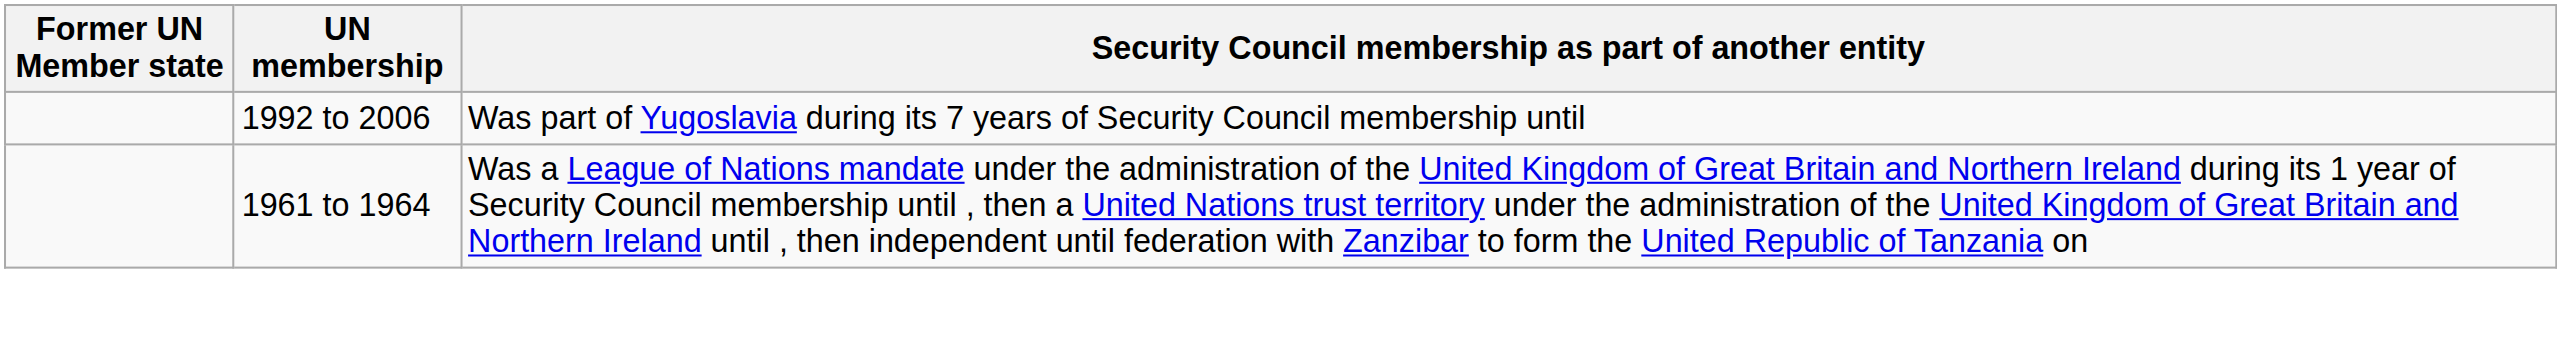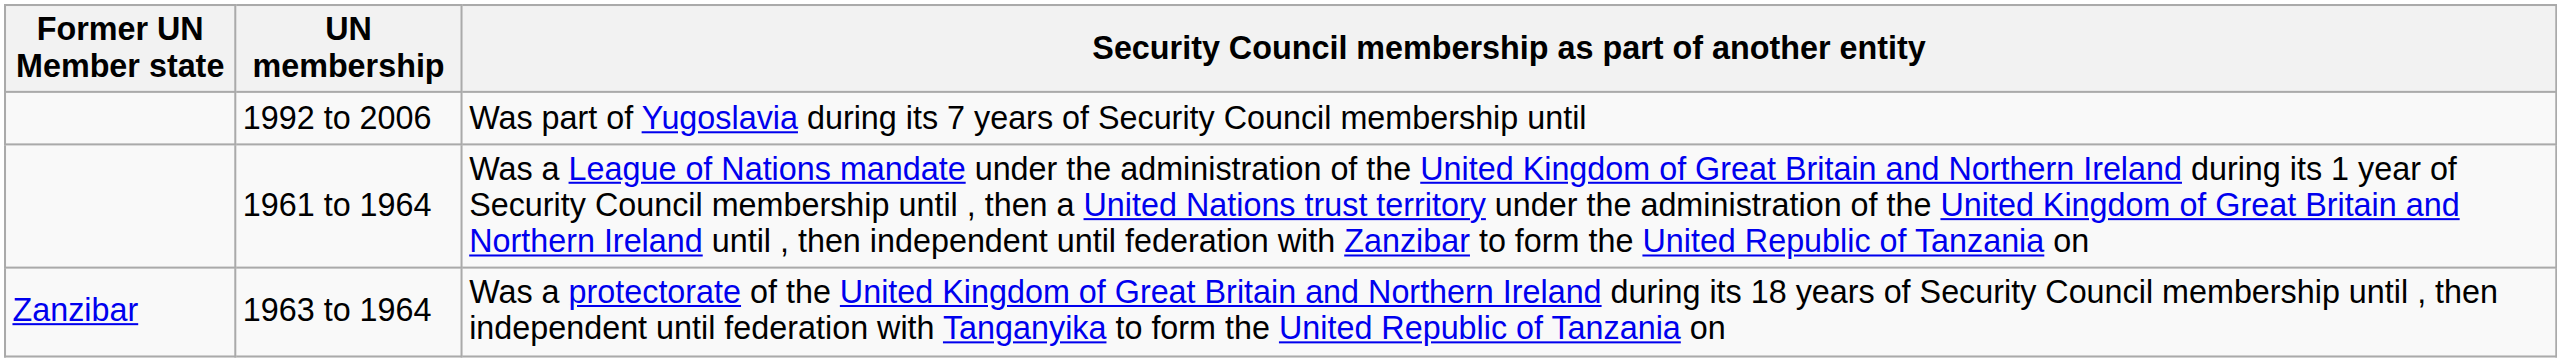+ row: (337, 311)
